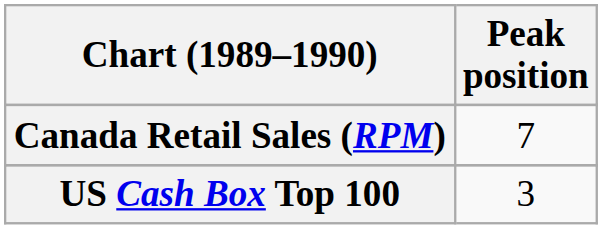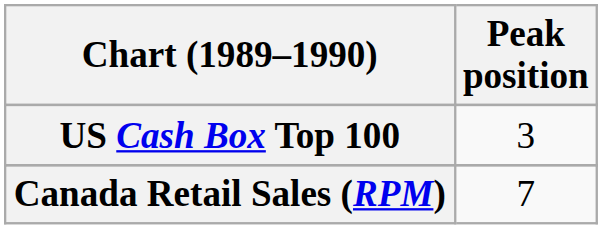rows swapped: (230, 134) <-> (230, 193)
